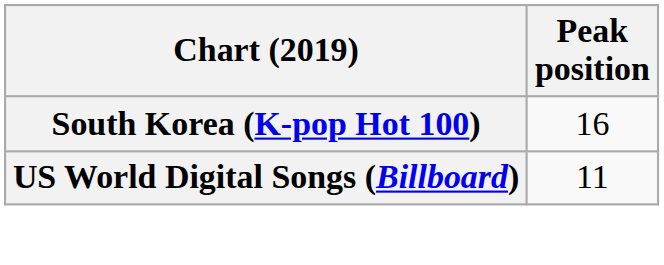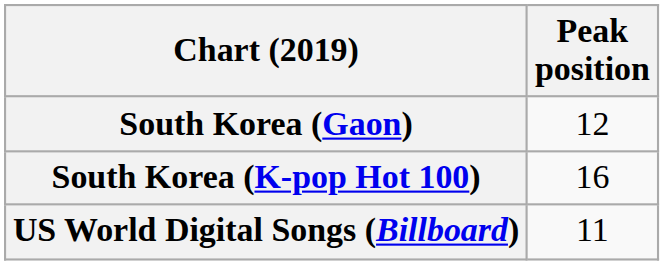+ row: (266, 123)
